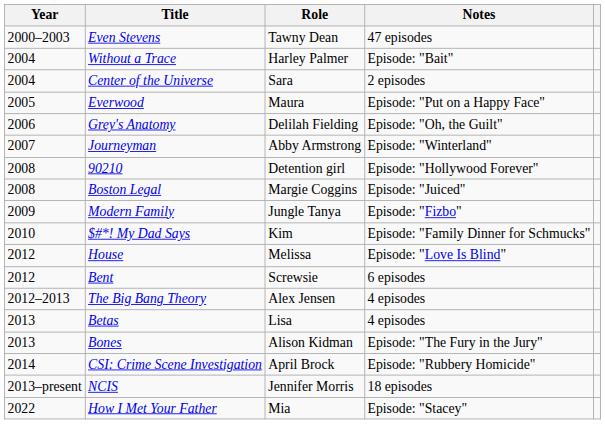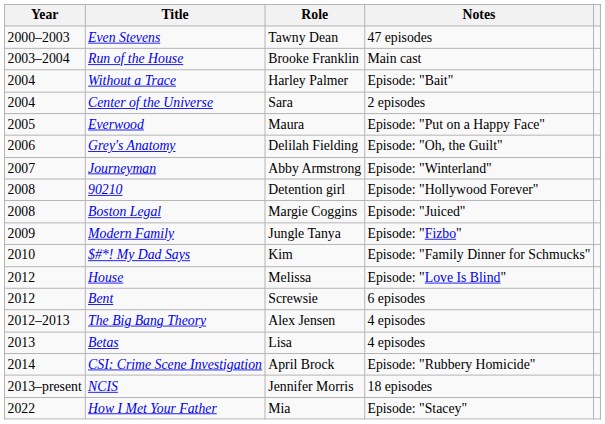+ row: (136, 59)
- row: (105, 342)
